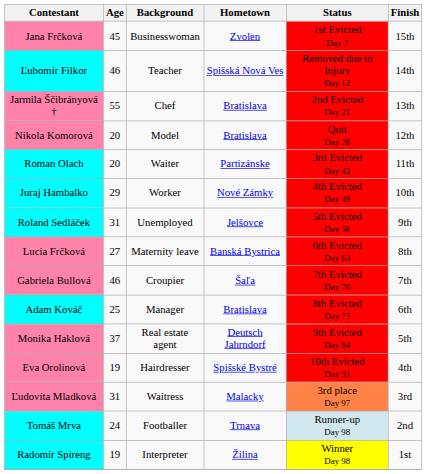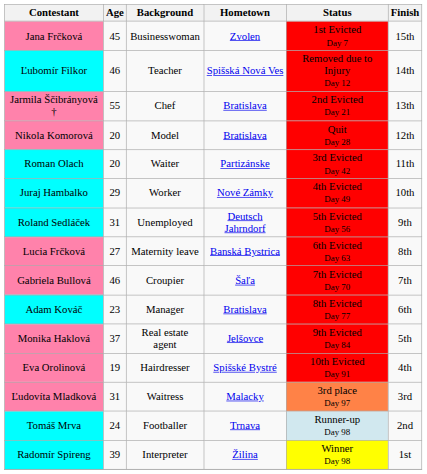(245, 222) Jelšovce -> (245, 222) Deutsch Jahrndorf
(115, 309) 25 -> (115, 309) 23
(245, 338) Deutsch Jahrndorf -> (245, 338) Jelšovce
(115, 454) 19 -> (115, 454) 39
